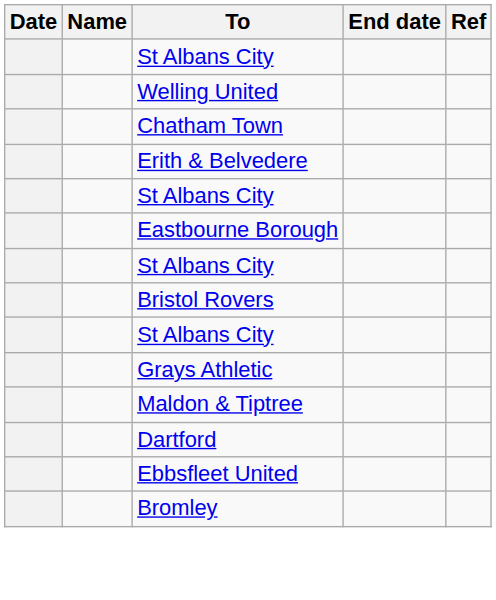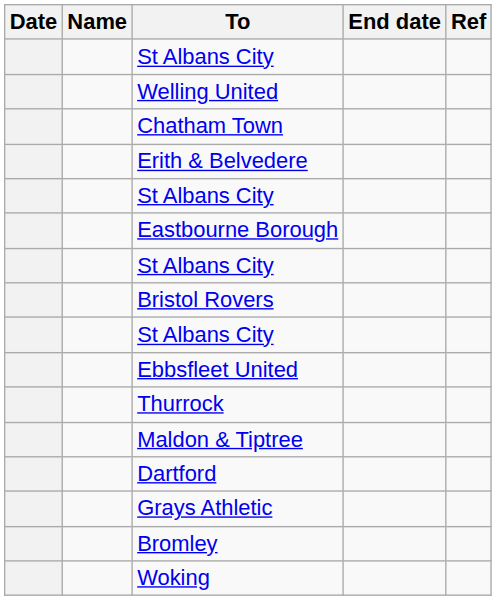rows swapped: (33, 474) <-> (33, 370)
+ row: (33, 404)
+ row: (33, 578)
